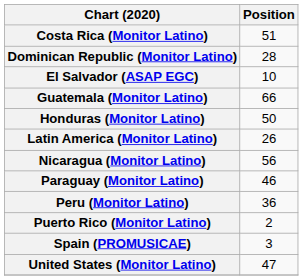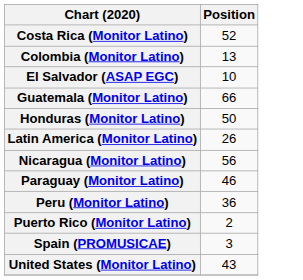(269, 35) 51 -> (229, 35) 52
+ row: (102, 56)
- row: (122, 56)
(269, 264) 47 -> (229, 264) 43
